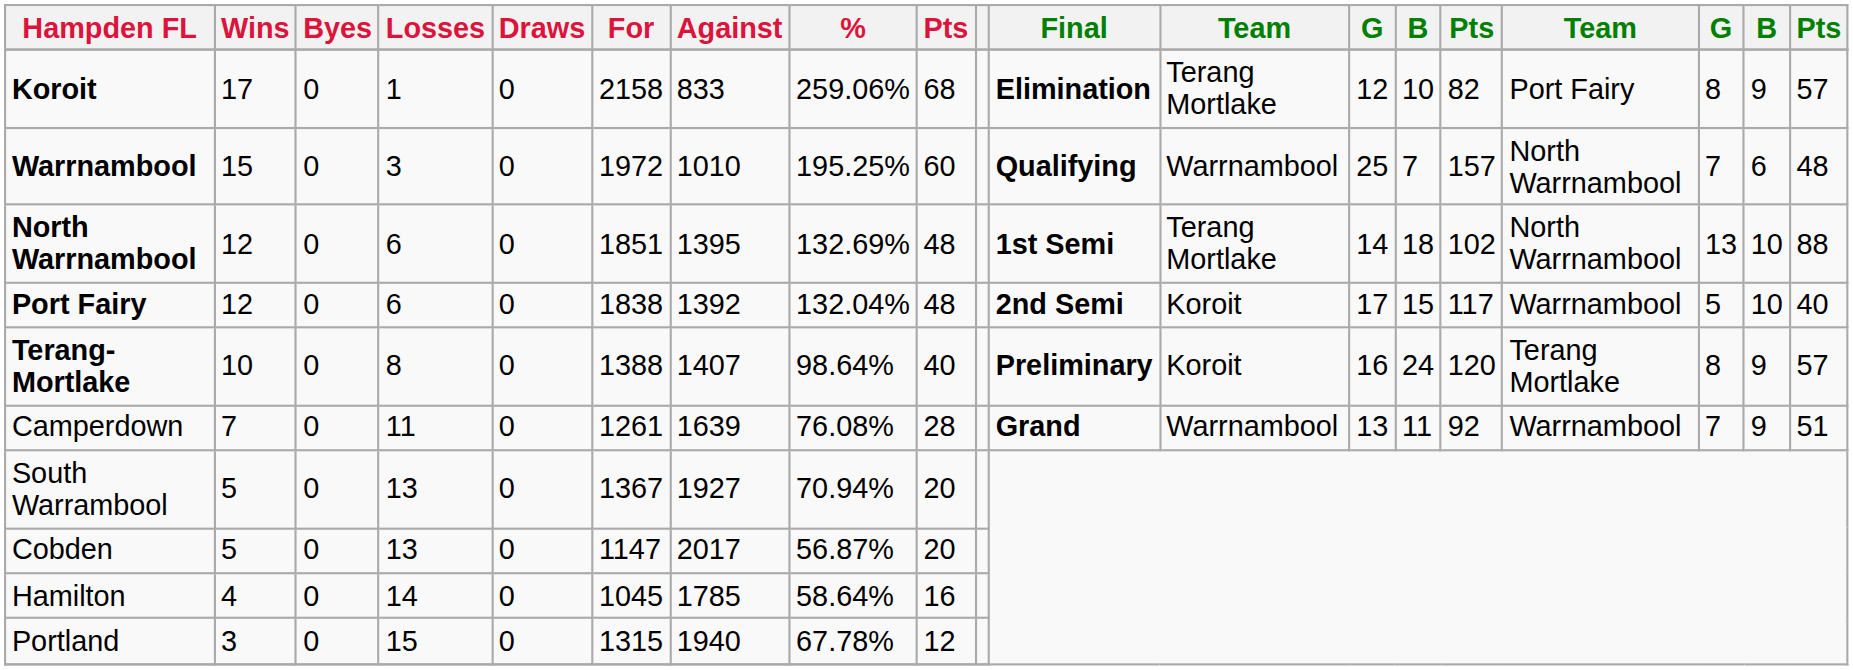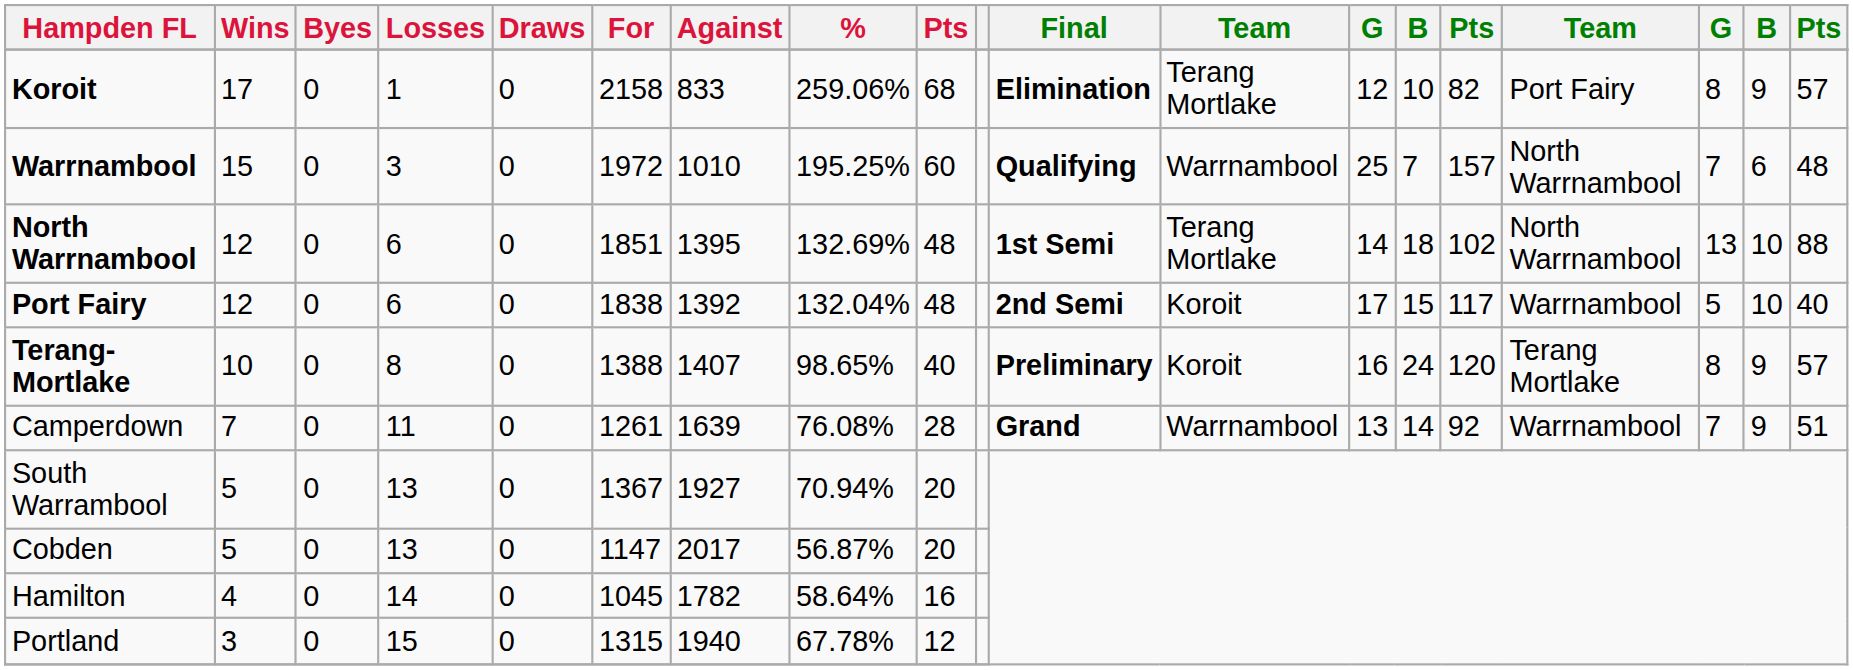(845, 366) 98.64% -> (845, 366) 98.65%
(1417, 427) 11 -> (1418, 427) 14
(709, 595) 1785 -> (709, 595) 1782
